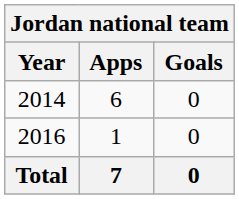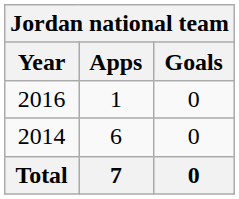rows swapped: (42, 99) <-> (42, 136)
